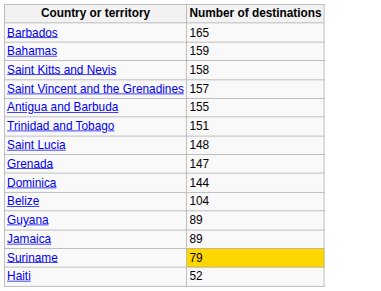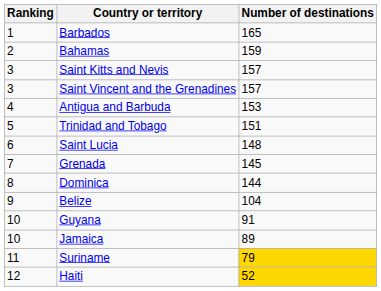+ column: (30, 13)
(199, 70) 158 -> (251, 70) 157
(199, 107) 155 -> (251, 107) 153
(199, 164) 147 -> (251, 164) 145
(196, 220) 89 -> (248, 220) 91
(196, 276) no background -> (248, 276) gold background
